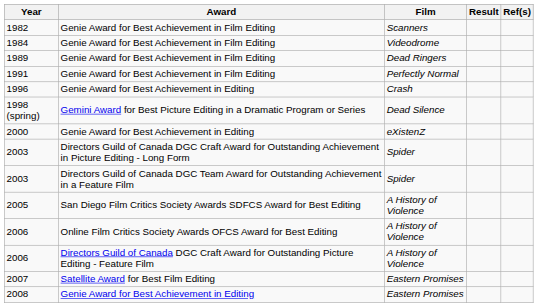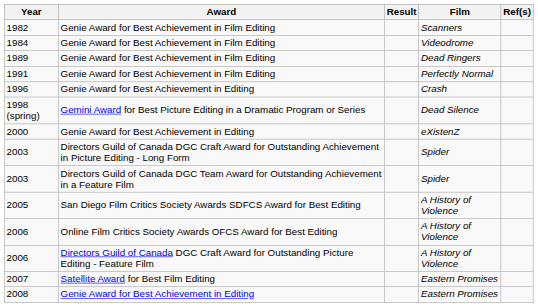columns swapped: (426, 12) <-> (484, 12)
